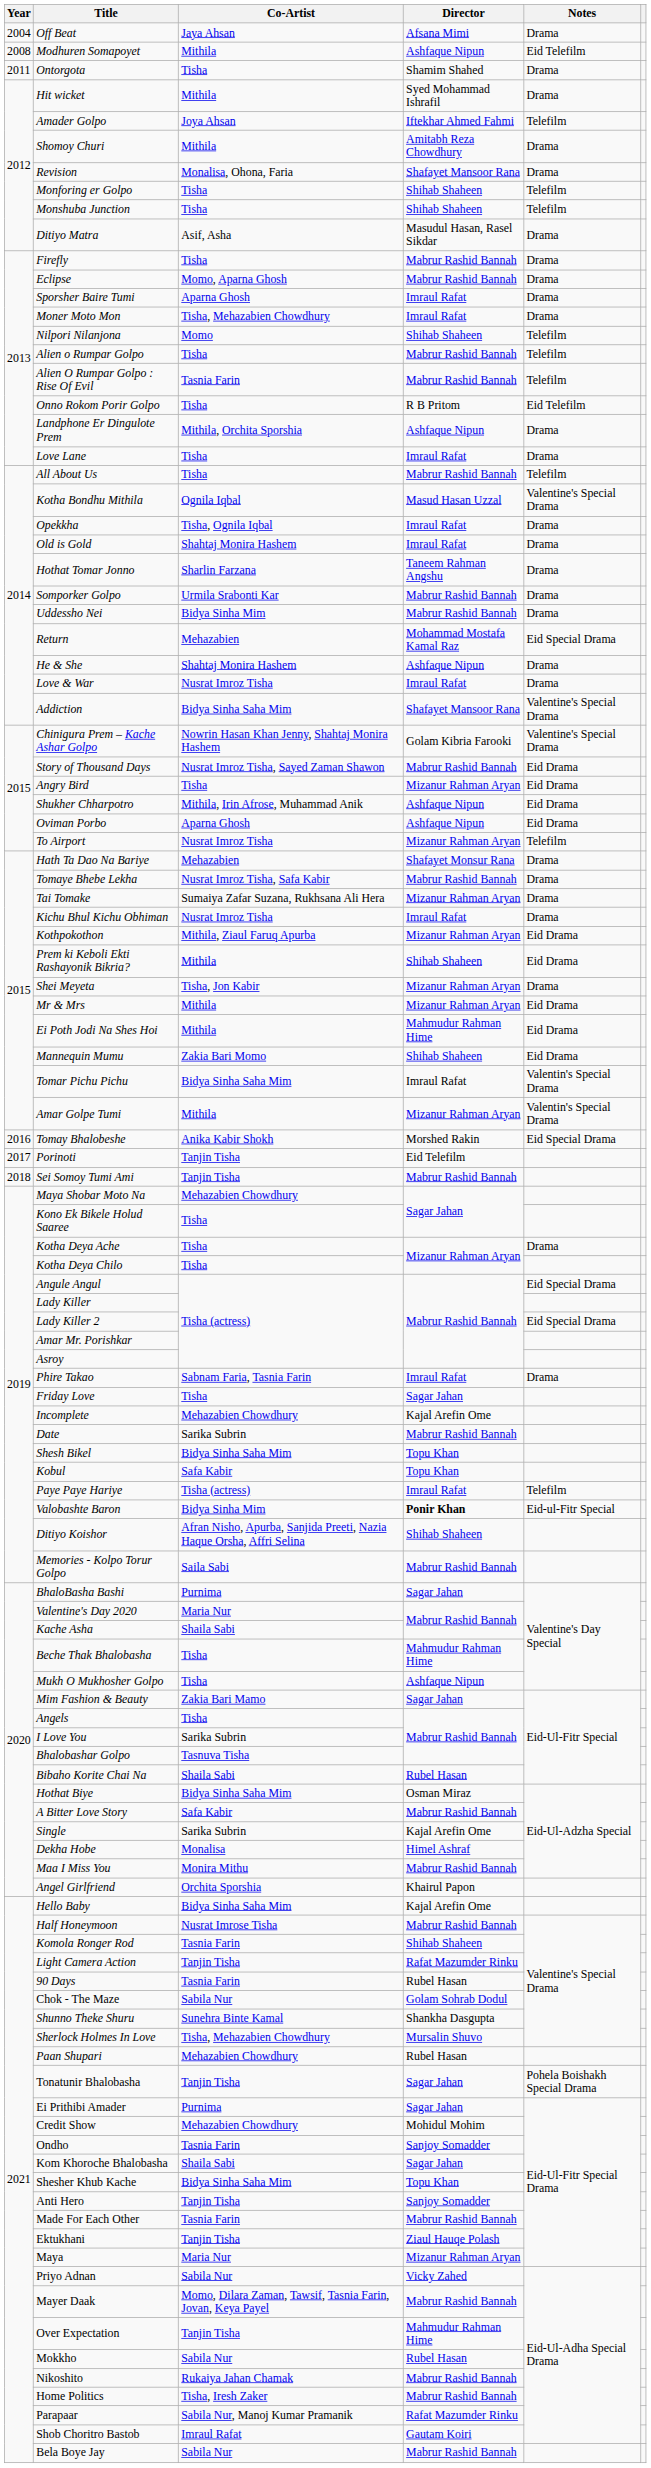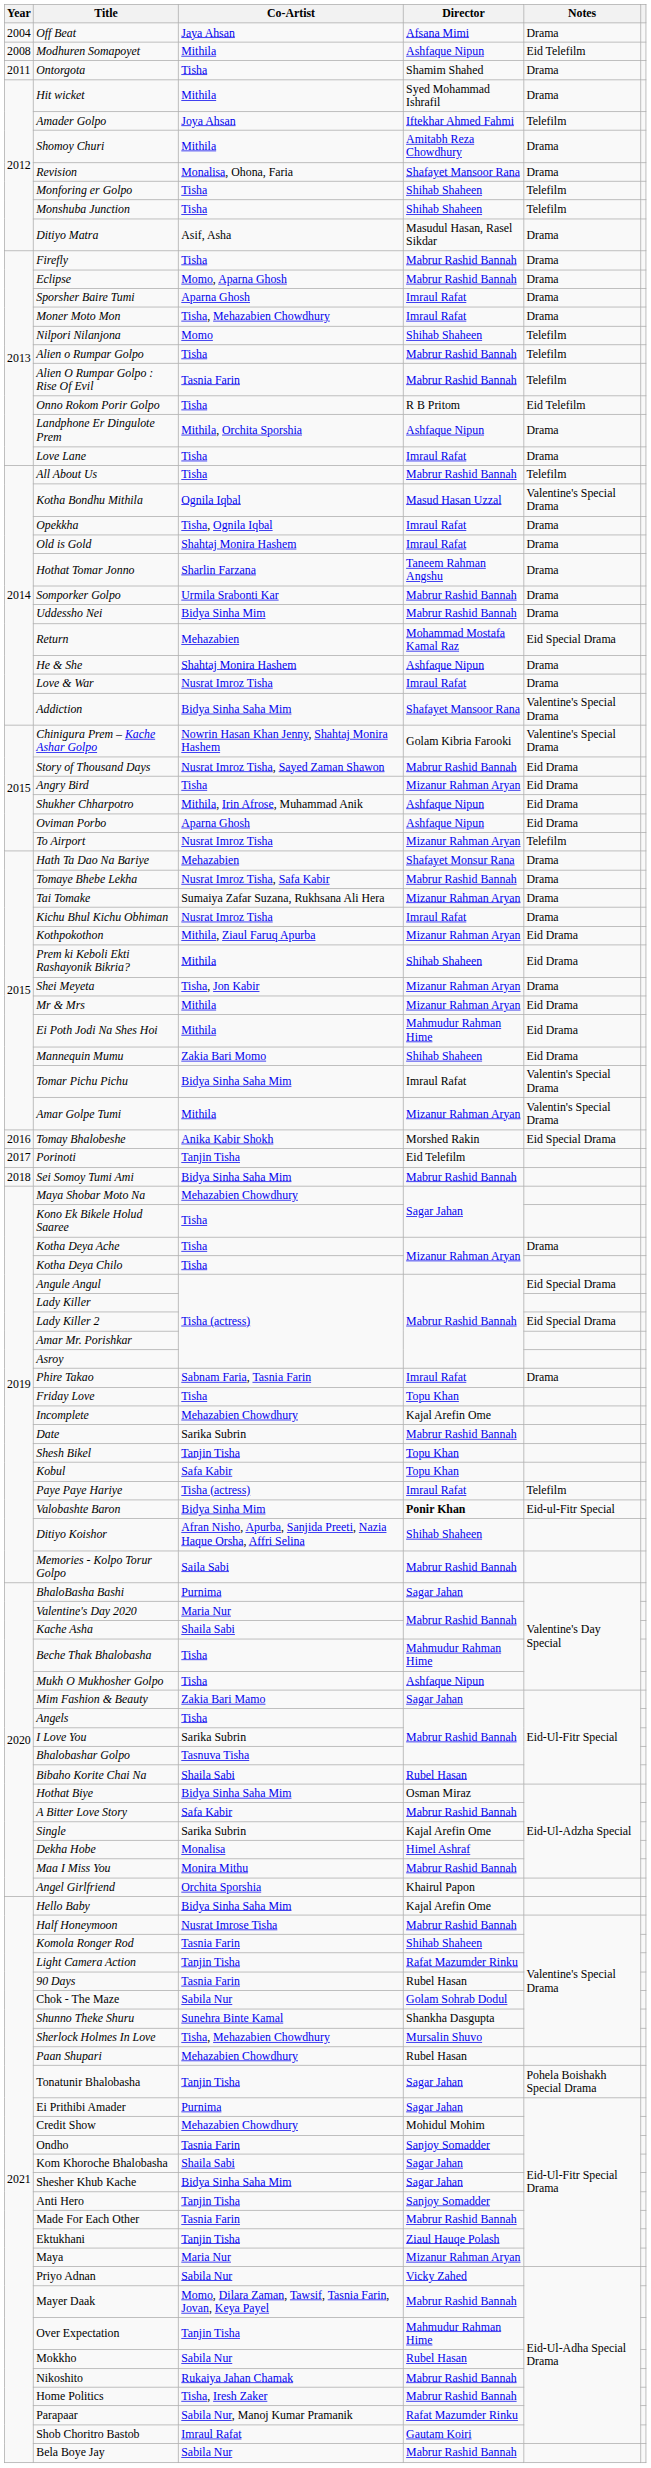(211, 1176) Tanjin Tisha -> (236, 1176) Bidya Sinha Saha Mim
(435, 1396) Sagar Jahan -> (433, 1396) Topu Khan
(236, 1453) Bidya Sinha Saha Mim -> (211, 1453) Tanjin Tisha
(433, 2182) Topu Khan -> (435, 2182) Sagar Jahan
